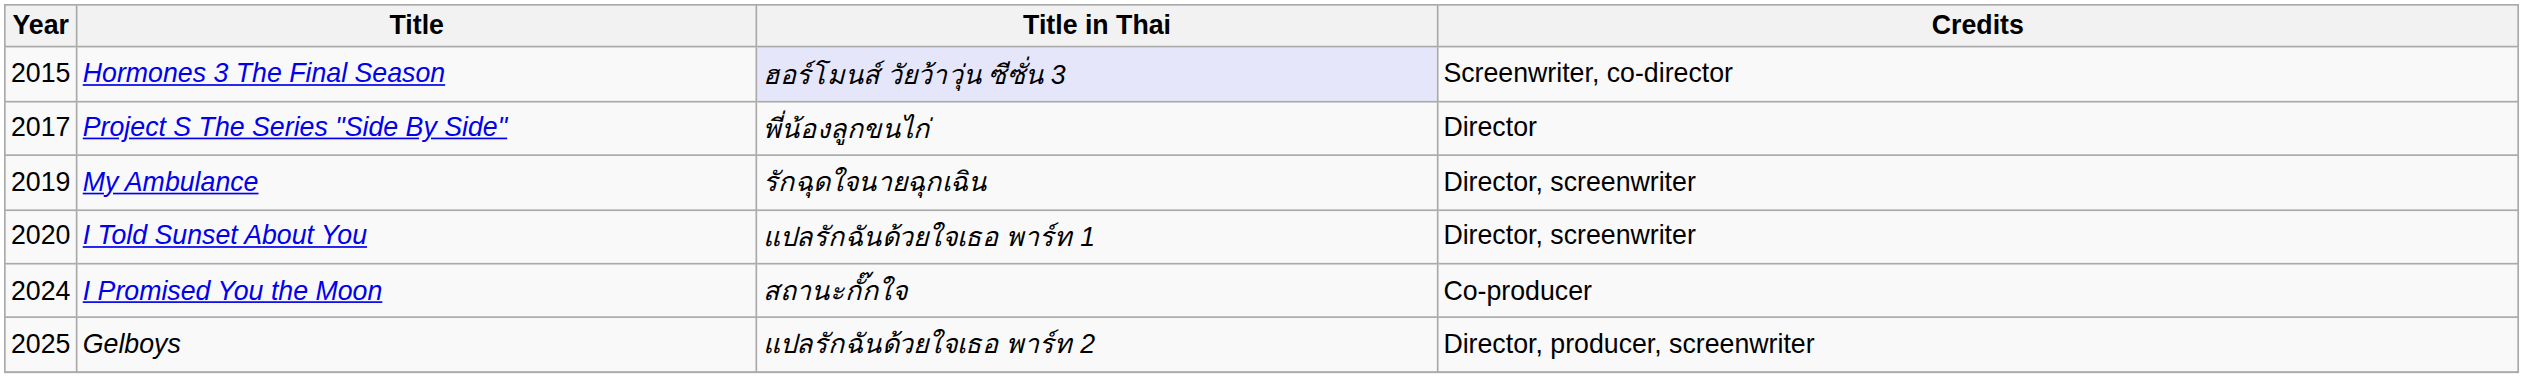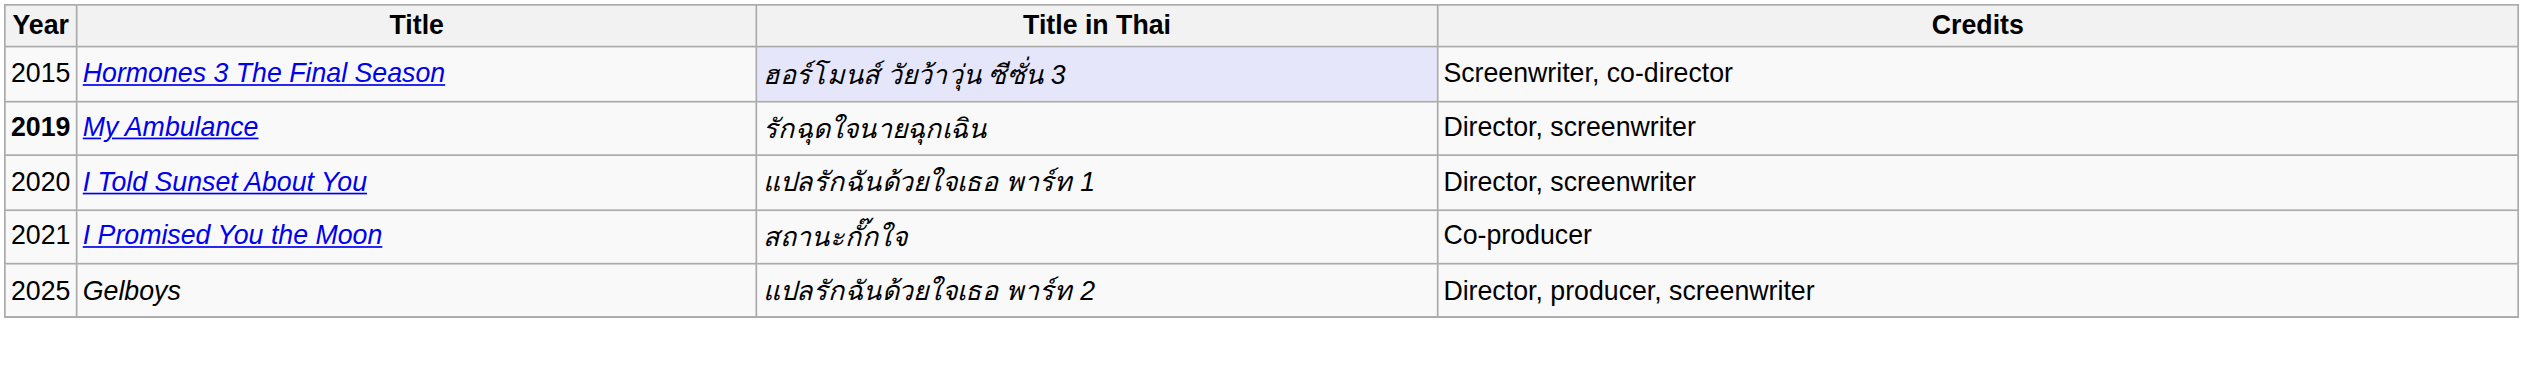- row: (295, 127)
(41, 182) normal -> (41, 127) bold
(41, 290) 2024 -> (41, 236) 2021
